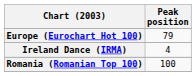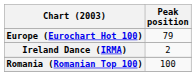(168, 50) 4 -> (168, 50) 2
